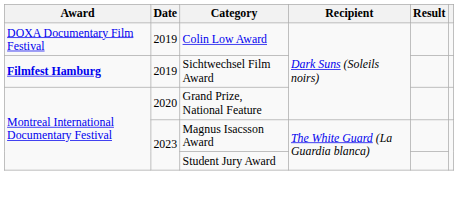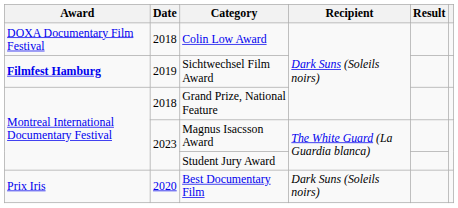(165, 39) 2019 -> (165, 39) 2018
(165, 103) 2020 -> (165, 103) 2018
+ row: (226, 186)
